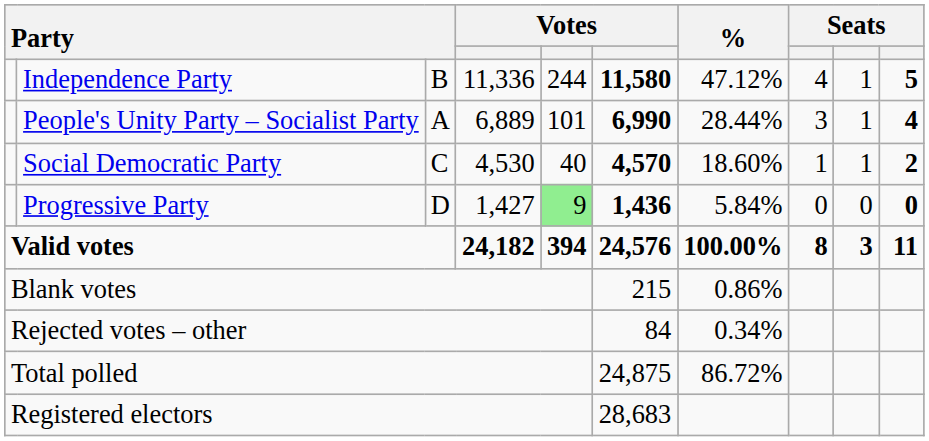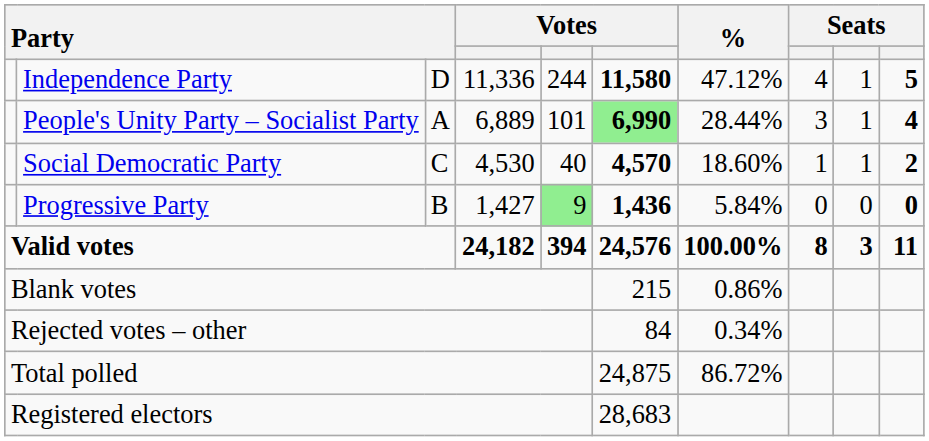(440, 79) B -> (440, 79) D
(642, 121) no background -> (642, 121) lightgreen background
(440, 205) D -> (440, 205) B
